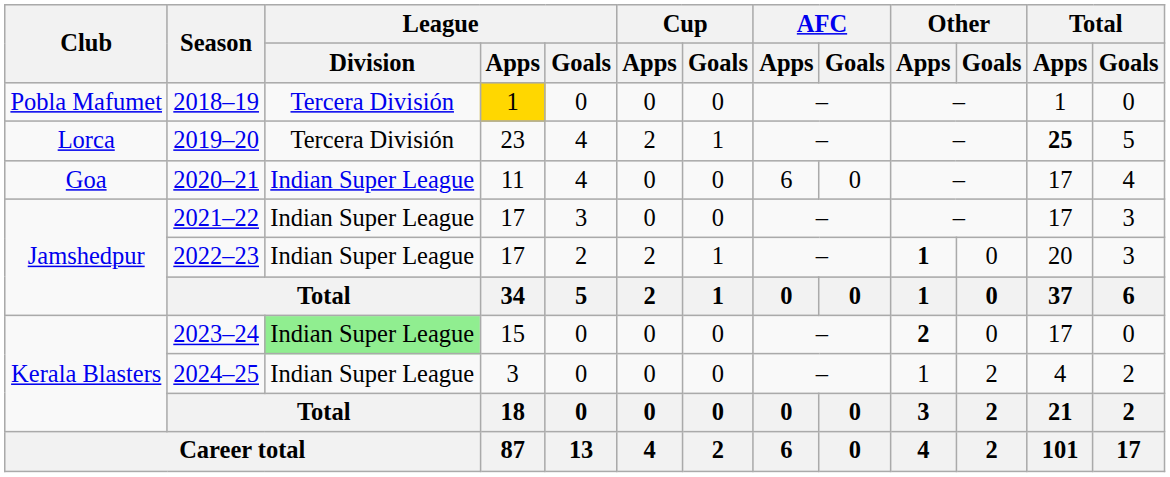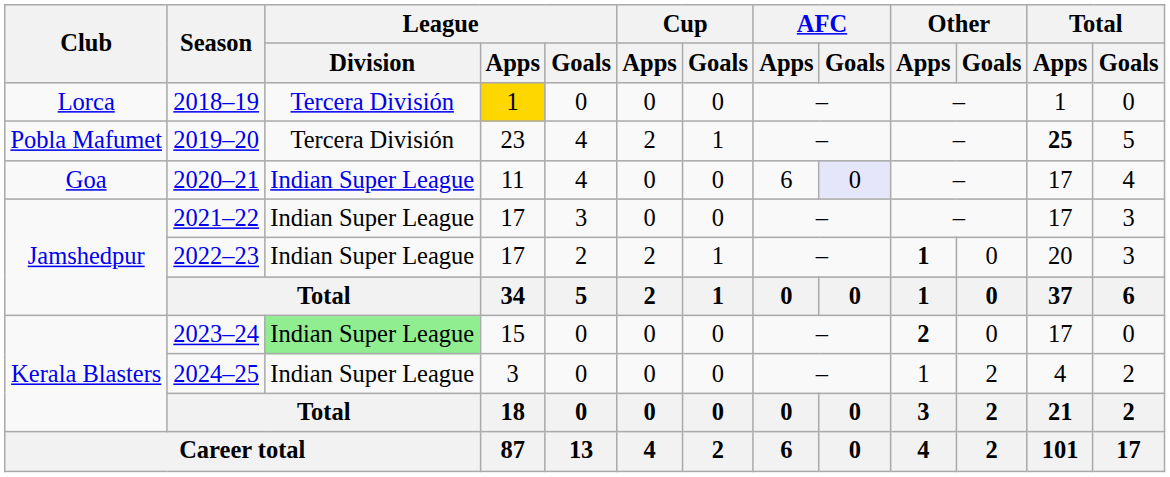(86, 101) Pobla Mafumet -> (86, 101) Lorca
(86, 140) Lorca -> (86, 140) Pobla Mafumet
(855, 179) no background -> (855, 179) lavender background
